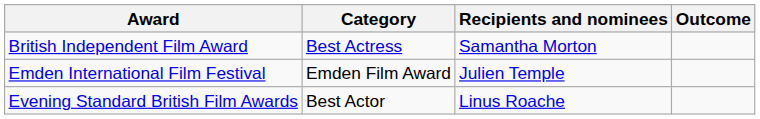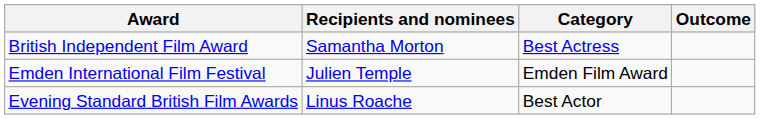columns swapped: (378, 18) <-> (563, 18)
